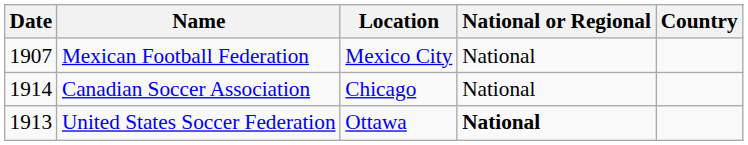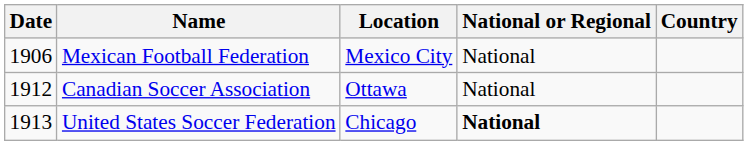(31, 55) 1907 -> (31, 55) 1906
(31, 88) 1914 -> (31, 88) 1912
(381, 88) Chicago -> (376, 88) Ottawa
(376, 122) Ottawa -> (381, 122) Chicago
